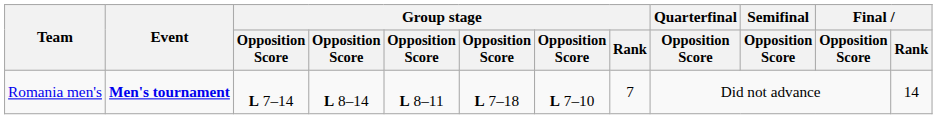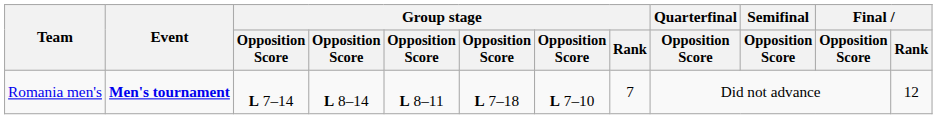(911, 92) 14 -> (911, 92) 12
